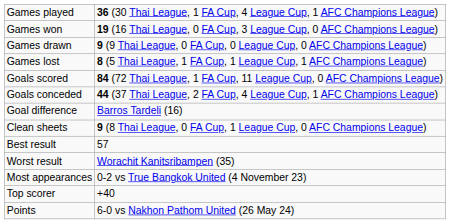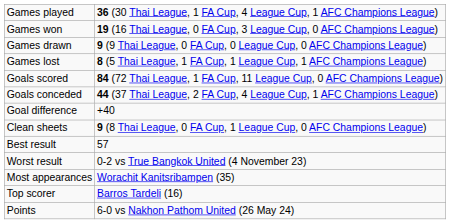(140, 111) Barros Tardeli (16) -> (106, 111) +40
(166, 161) Worachit Kanitsribampen (35) -> (202, 161) 0-2 vs True Bangkok United (4 November 23)
(202, 177) 0-2 vs True Bangkok United (4 November 23) -> (166, 177) Worachit Kanitsribampen (35)
(106, 194) +40 -> (140, 194) Barros Tardeli (16)
